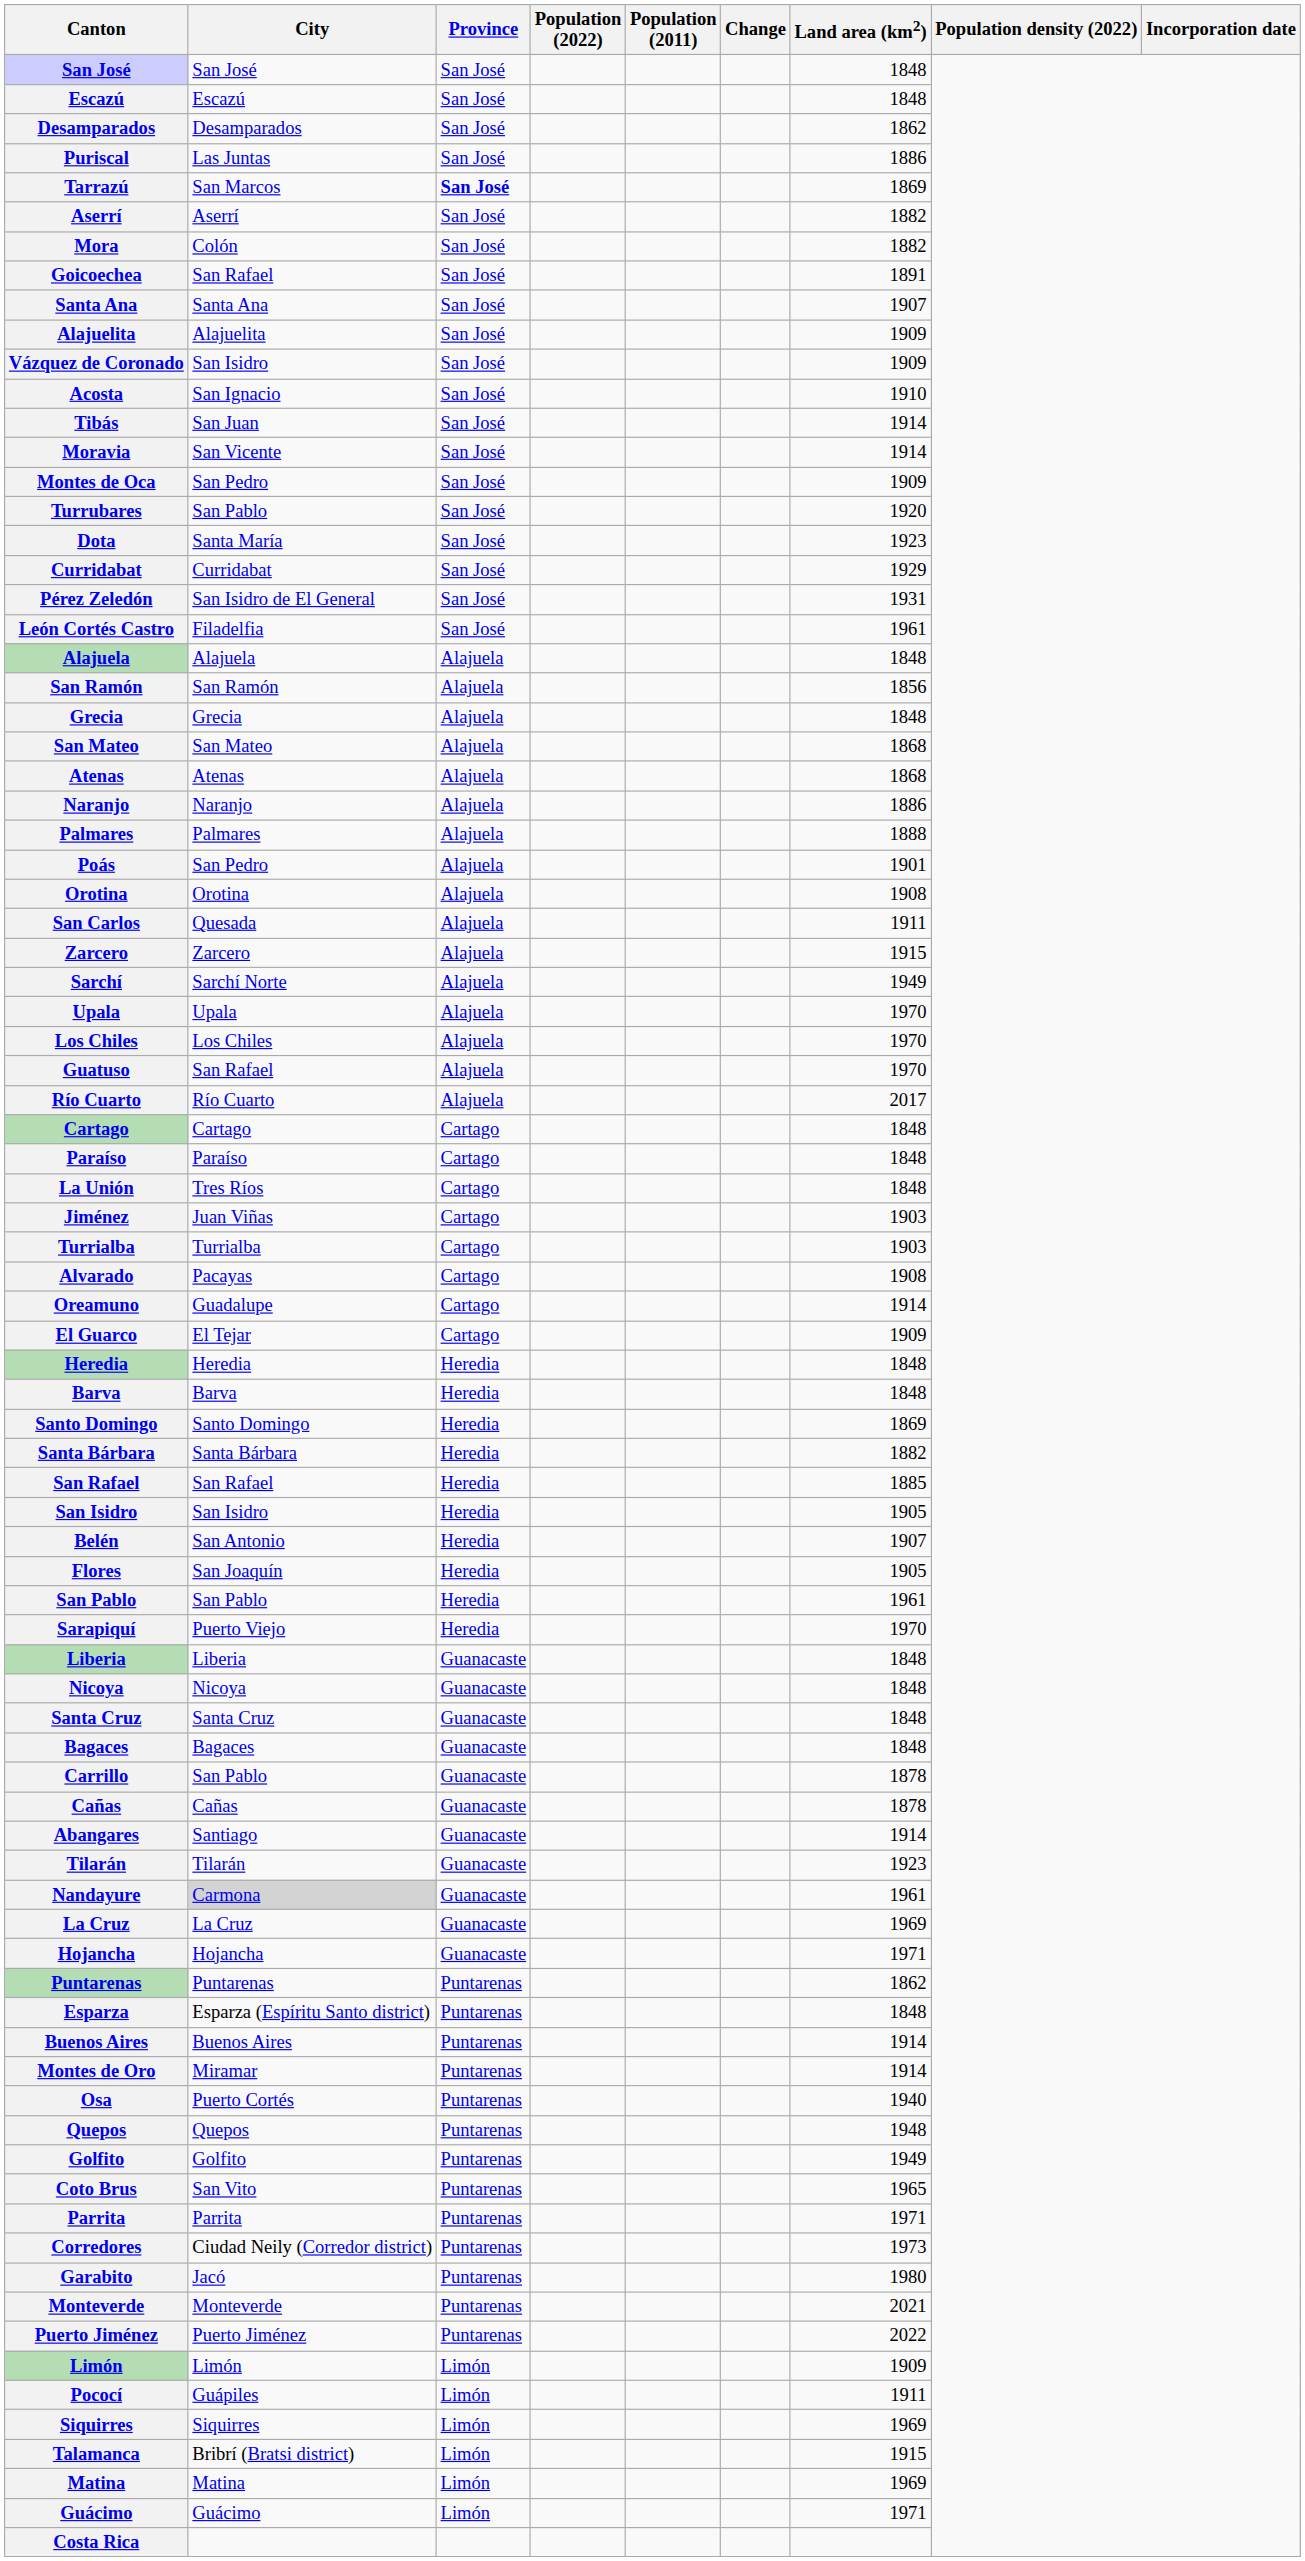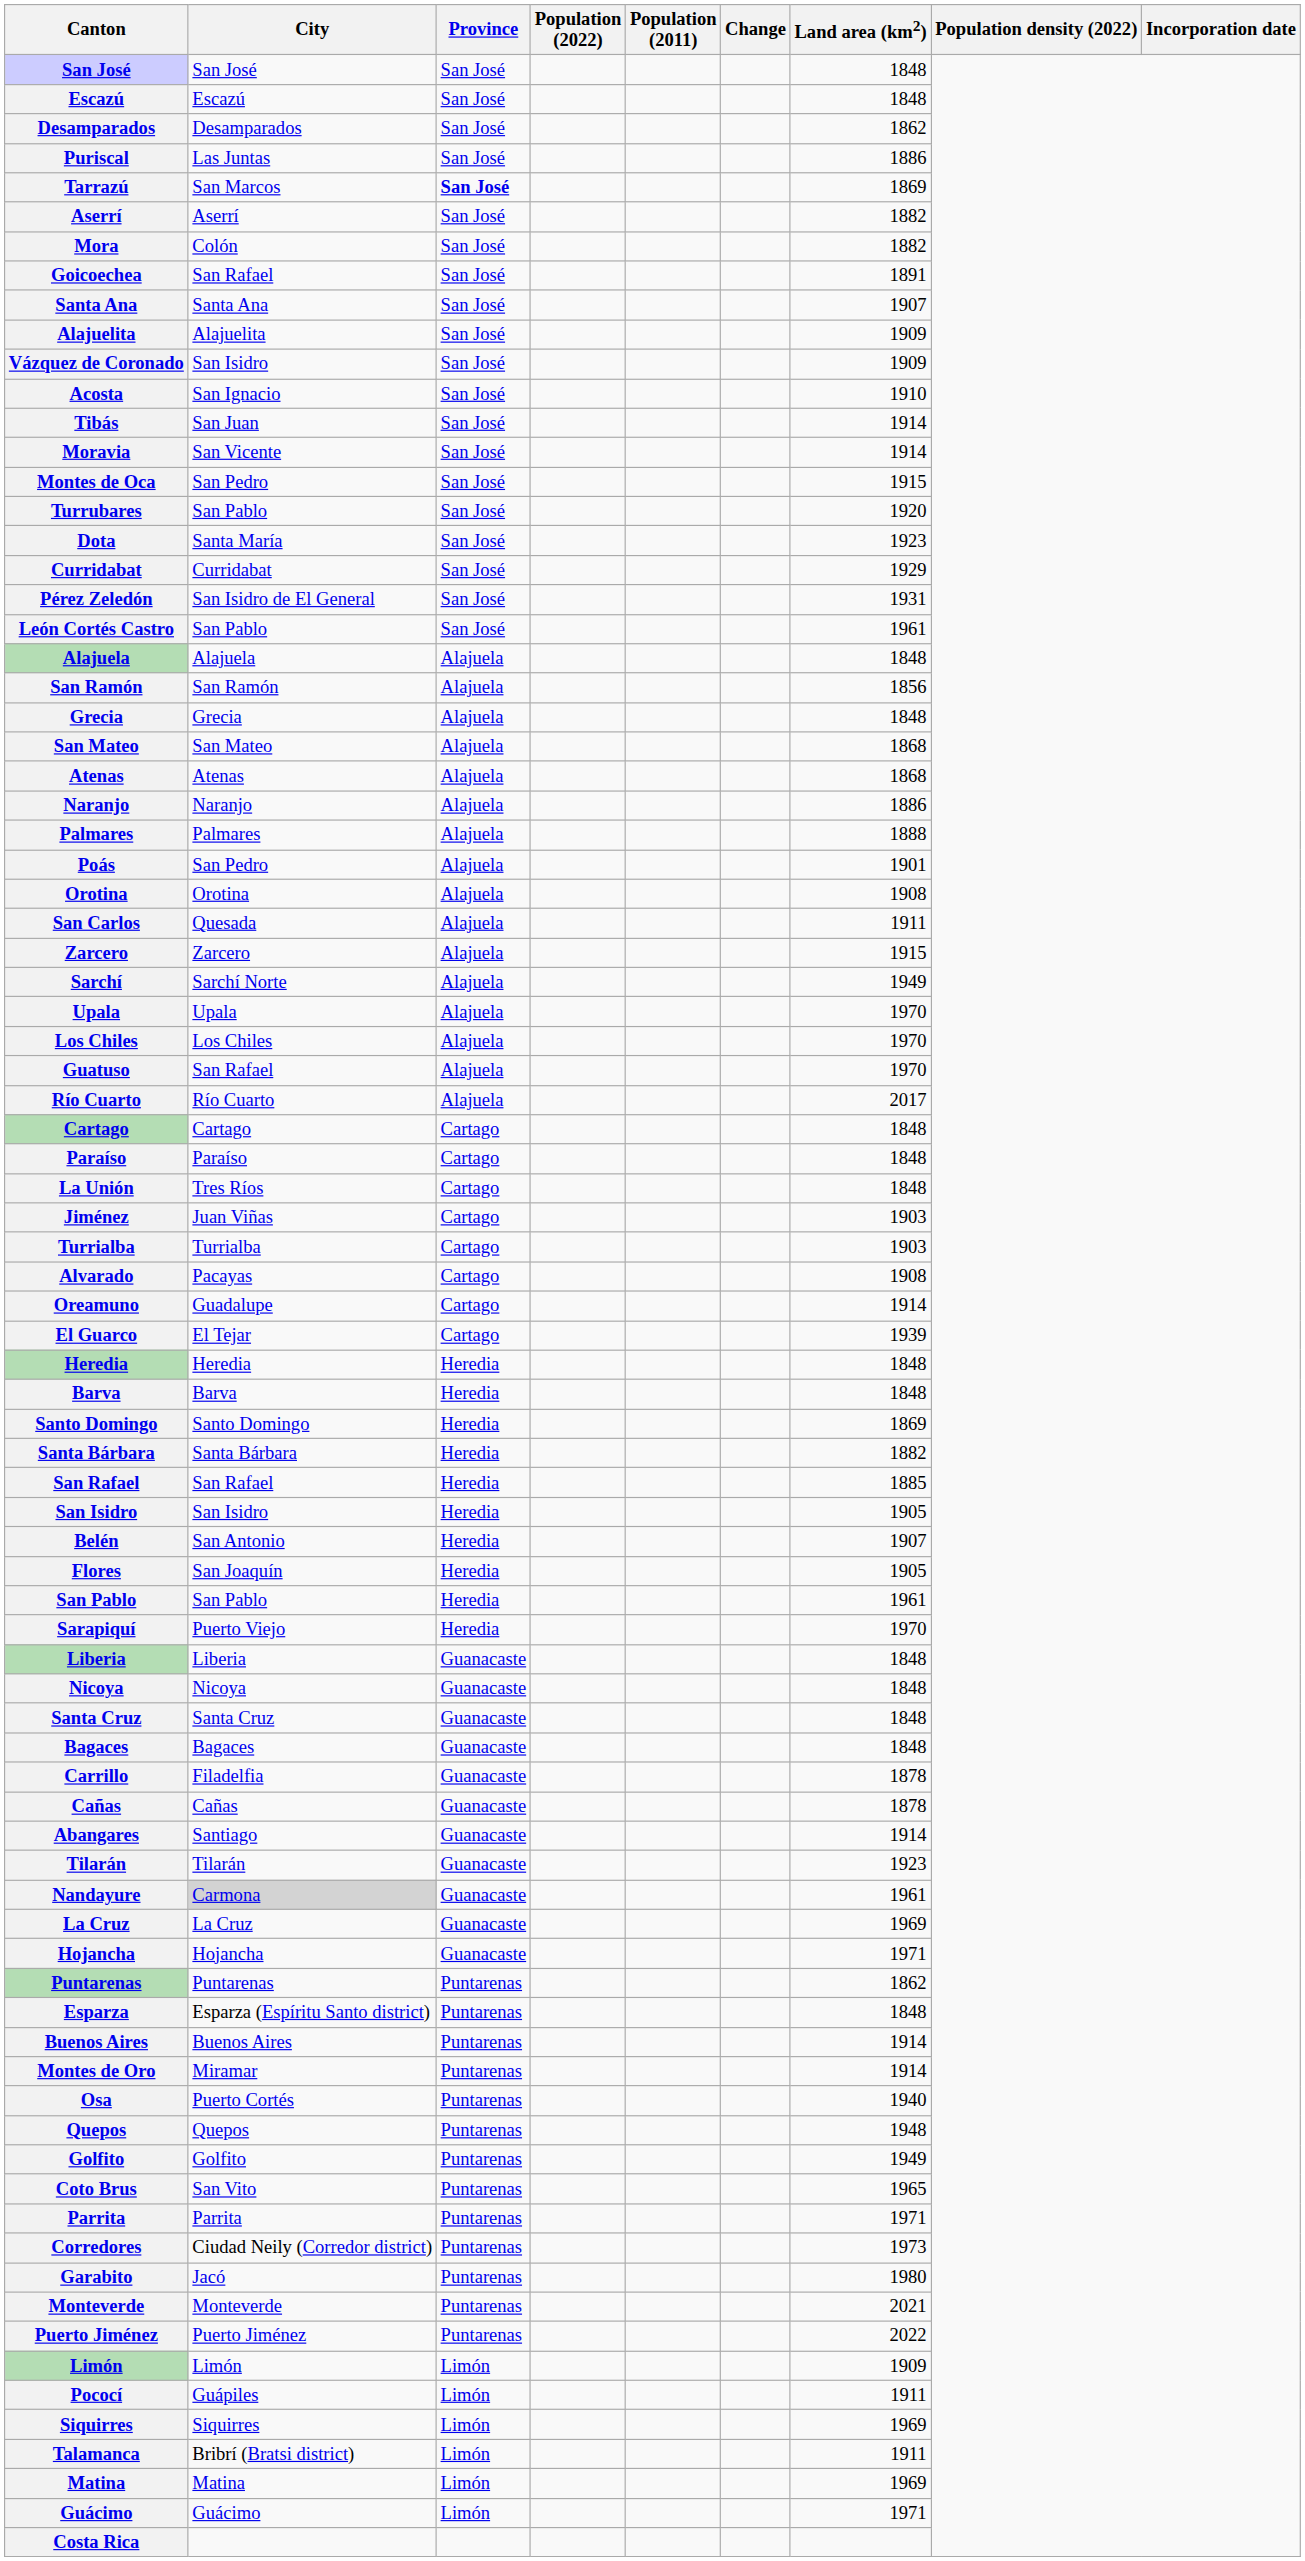(908, 481) 1909 -> (908, 481) 1915
(228, 628) Filadelfia -> (230, 628) San Pablo
(908, 1335) 1909 -> (908, 1335) 1939
(230, 1776) San Pablo -> (228, 1776) Filadelfia
(908, 2453) 1915 -> (908, 2453) 1911
